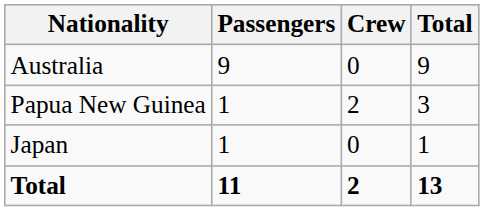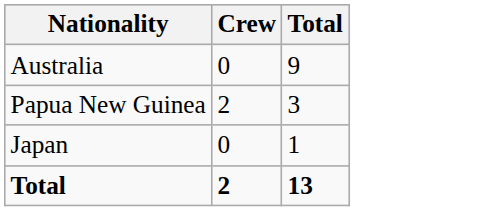- column: (276, 24)
